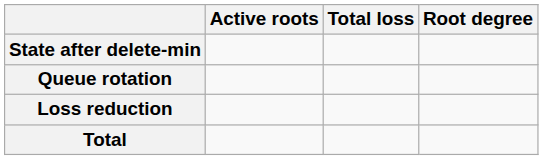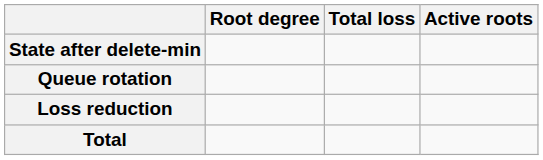columns swapped: (264, 19) <-> (478, 19)
